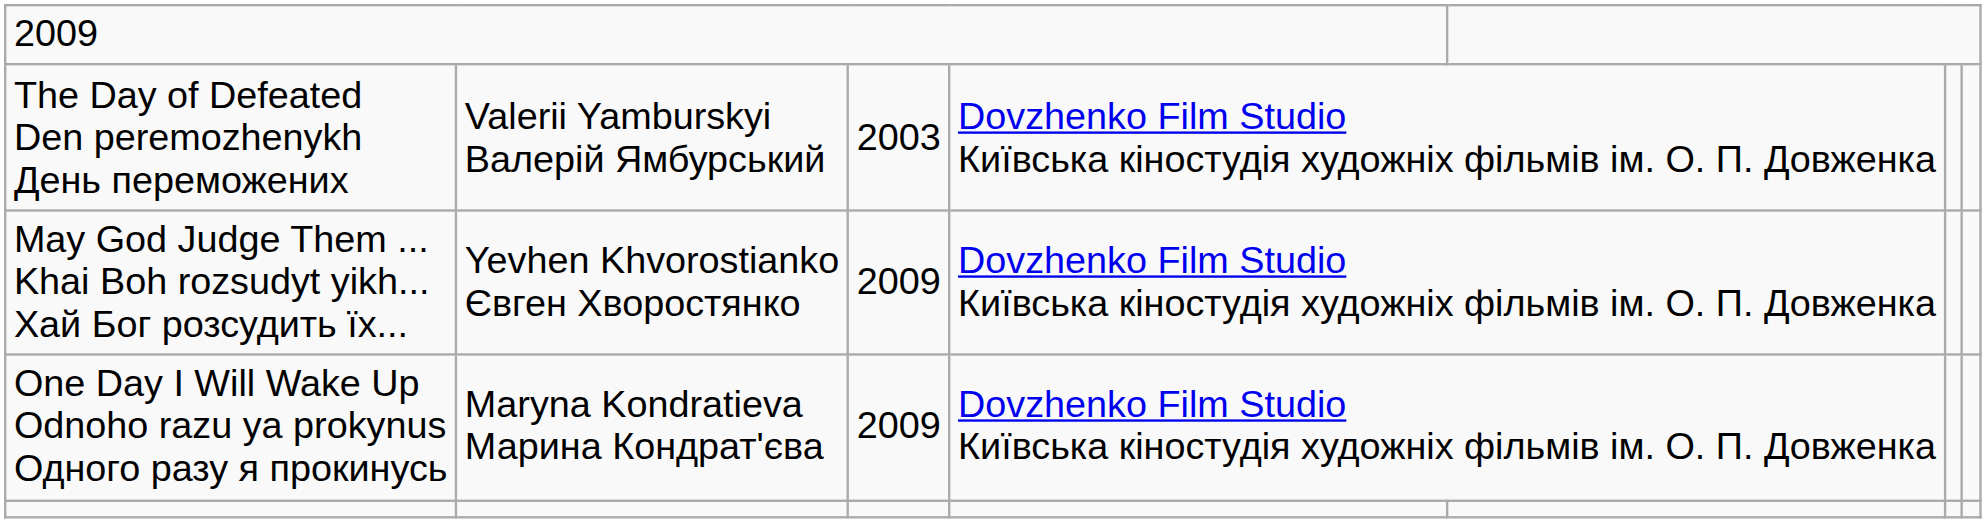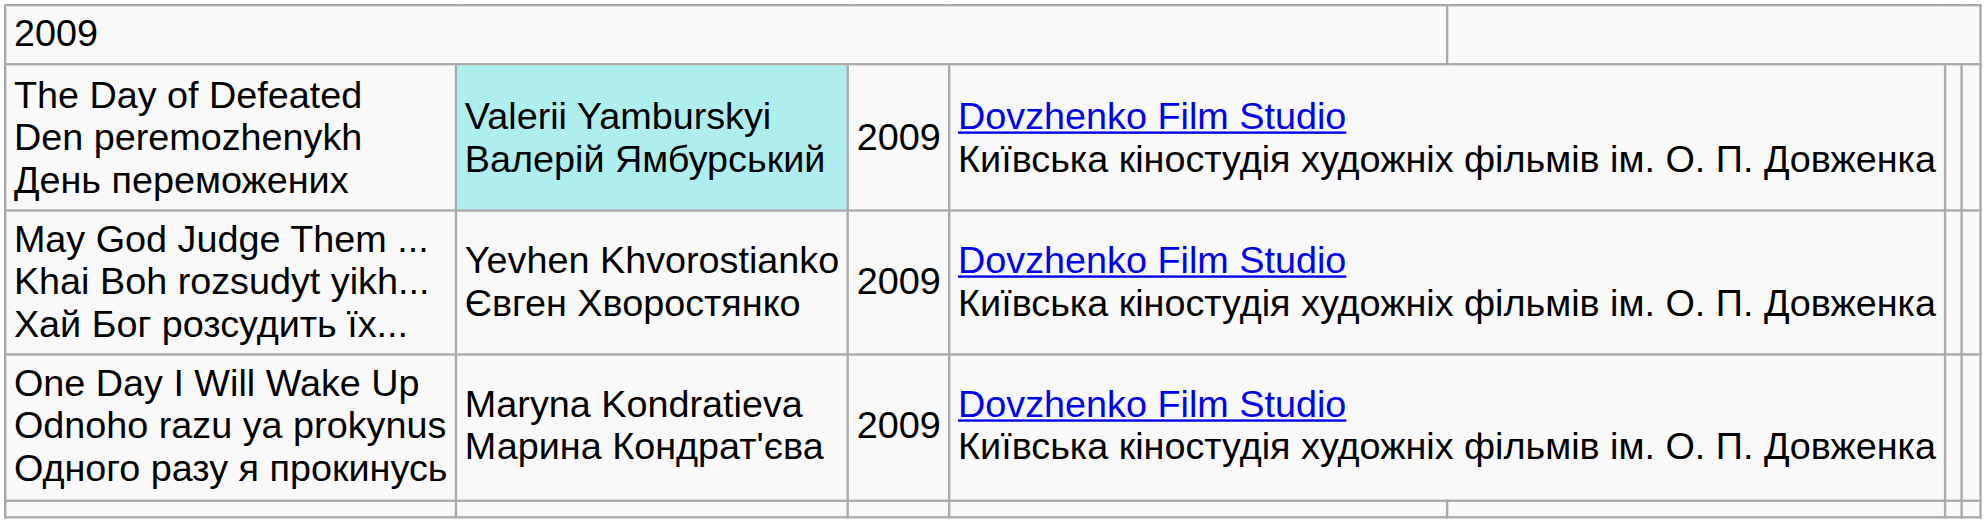(645, 136) no background -> (645, 136) paleturquoise background
(899, 136) 2003 -> (899, 136) 2009
